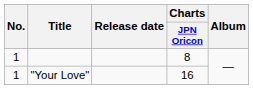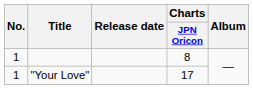(187, 75) 16 -> (187, 75) 17
